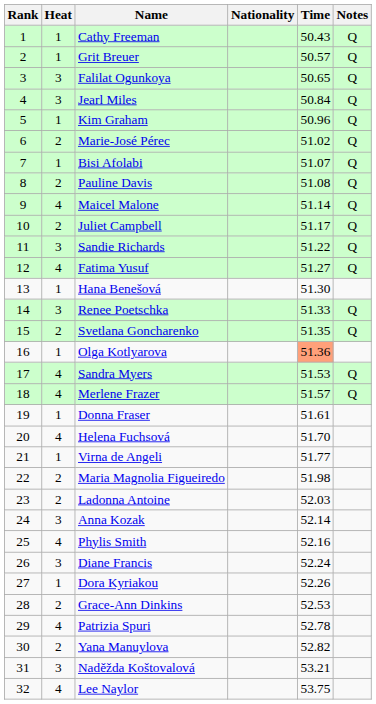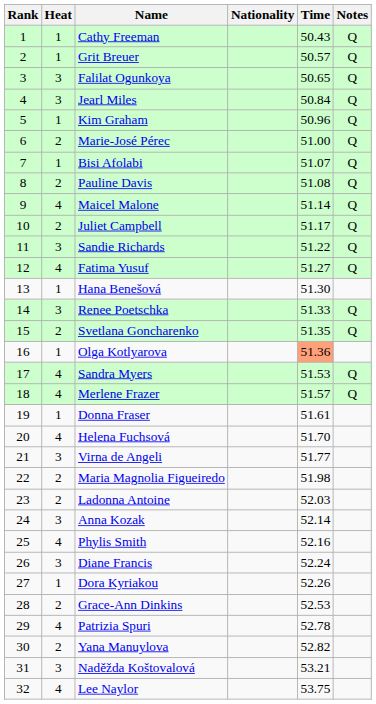(315, 141) 51.02 -> (315, 141) 51.00
(58, 457) 1 -> (58, 457) 3
